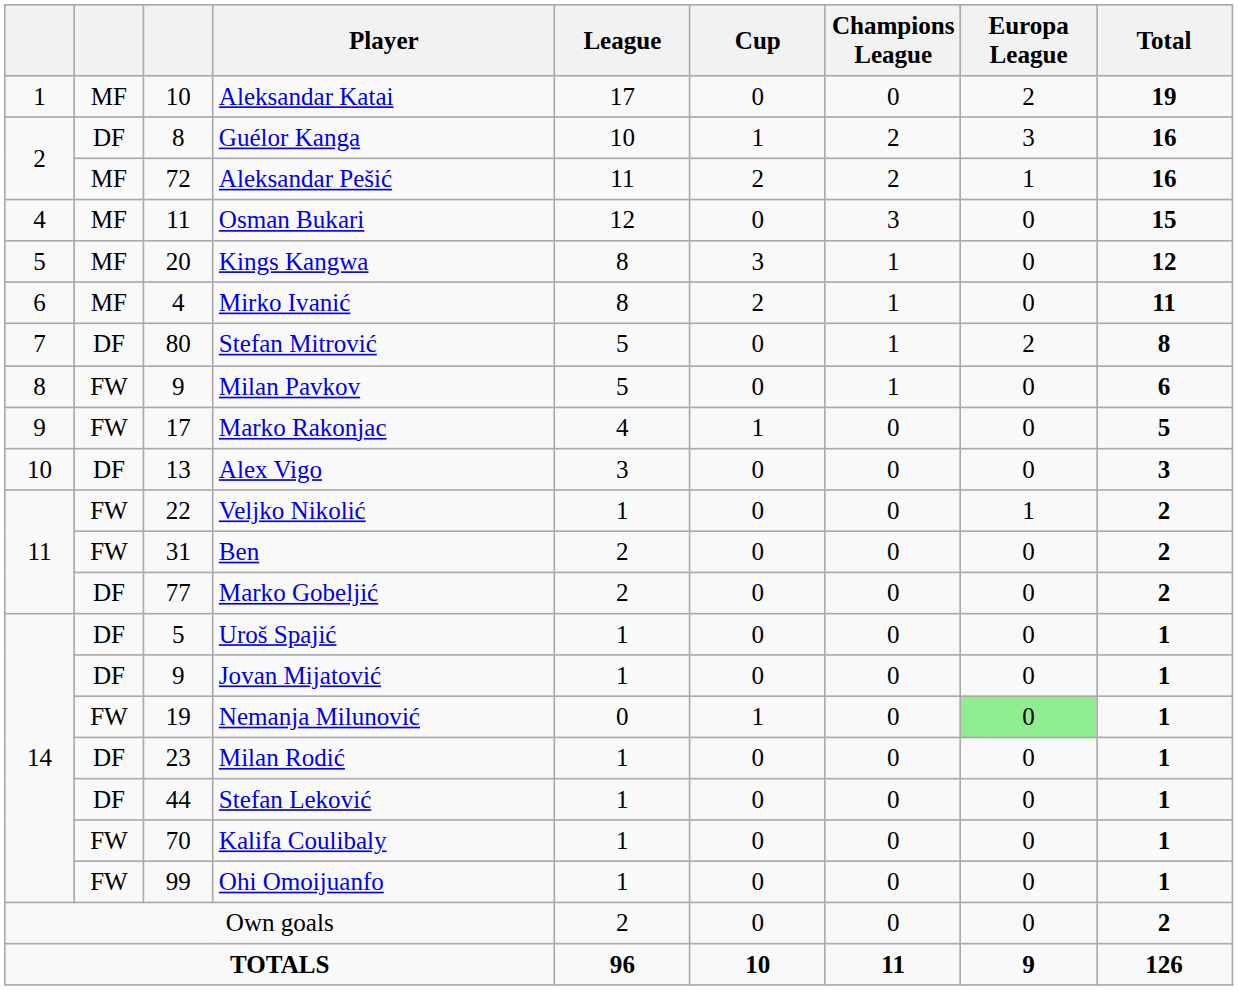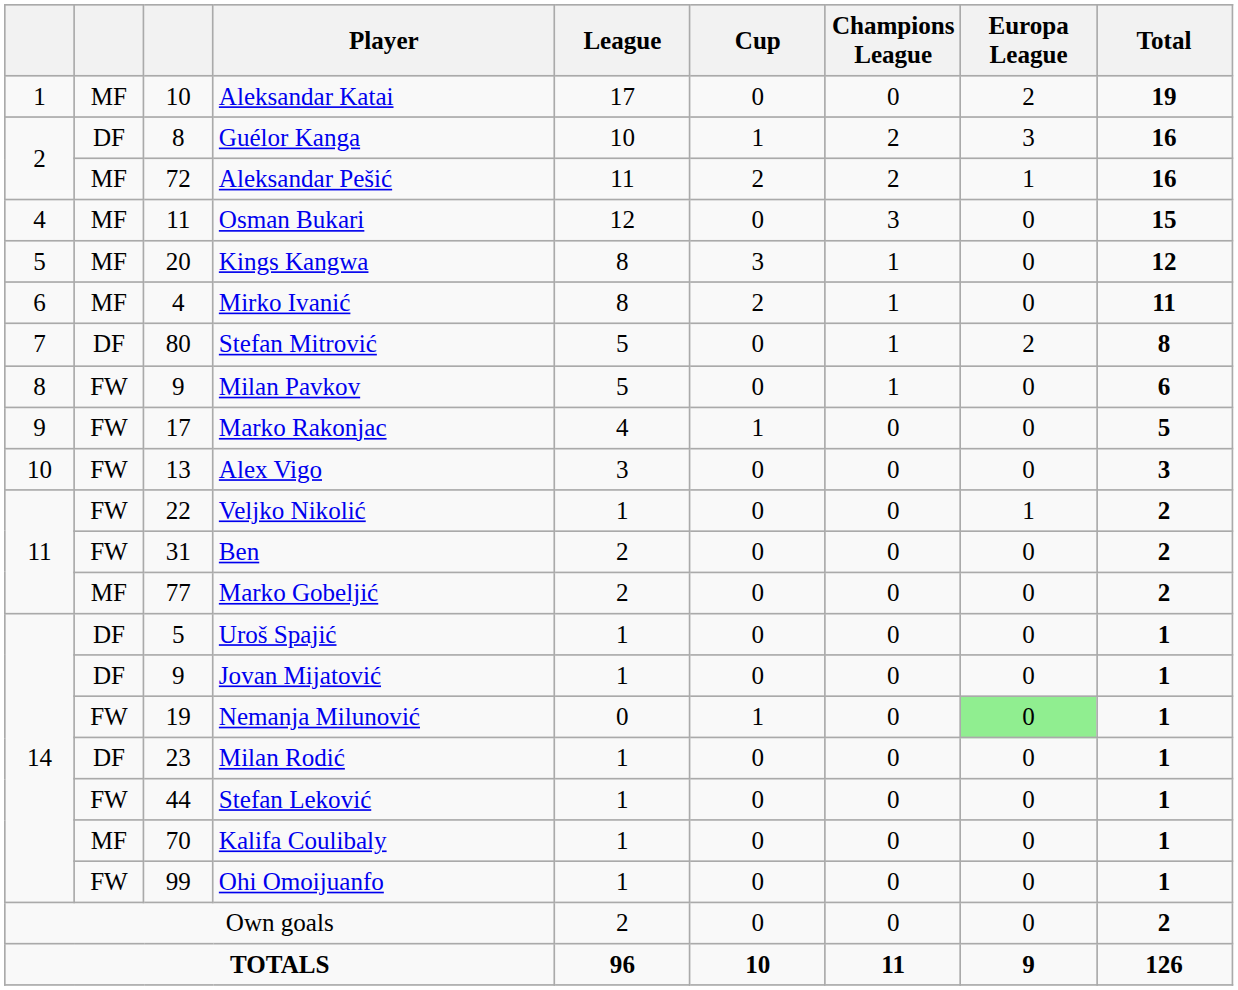(109, 468) DF -> (109, 468) FW
(109, 592) DF -> (109, 592) MF
(109, 799) DF -> (109, 799) FW
(109, 840) FW -> (109, 840) MF
